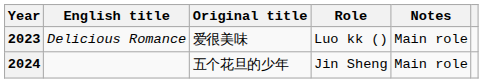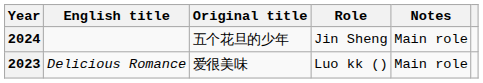rows swapped: (24, 39) <-> (24, 65)
